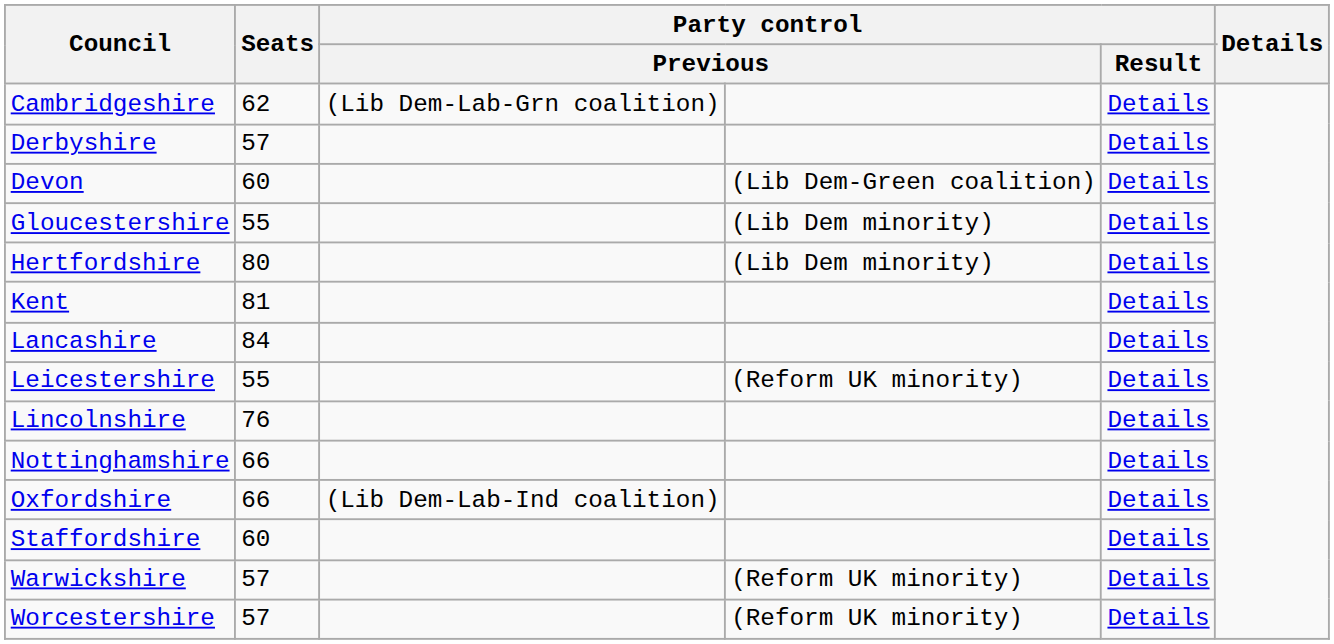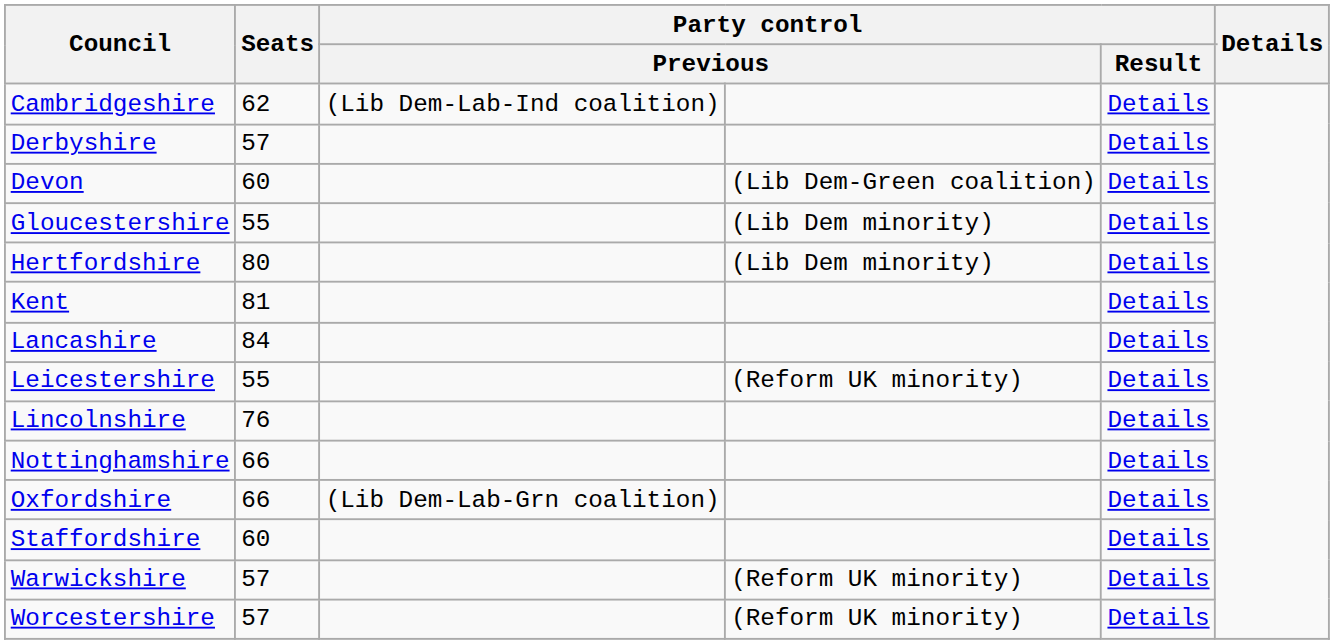(523, 104) (Lib Dem-Lab-Grn coalition) -> (523, 104) (Lib Dem-Lab-Ind coalition)
(523, 500) (Lib Dem-Lab-Ind coalition) -> (523, 500) (Lib Dem-Lab-Grn coalition)
